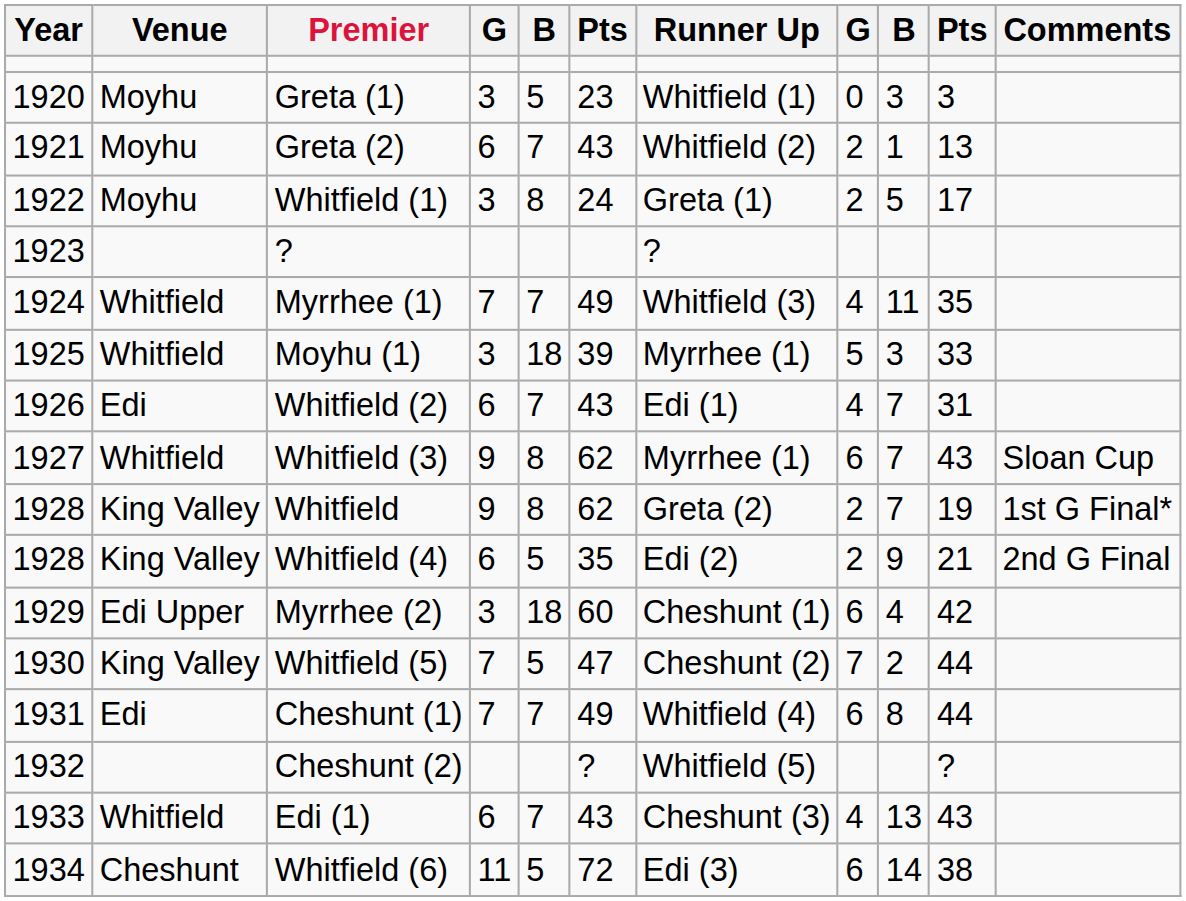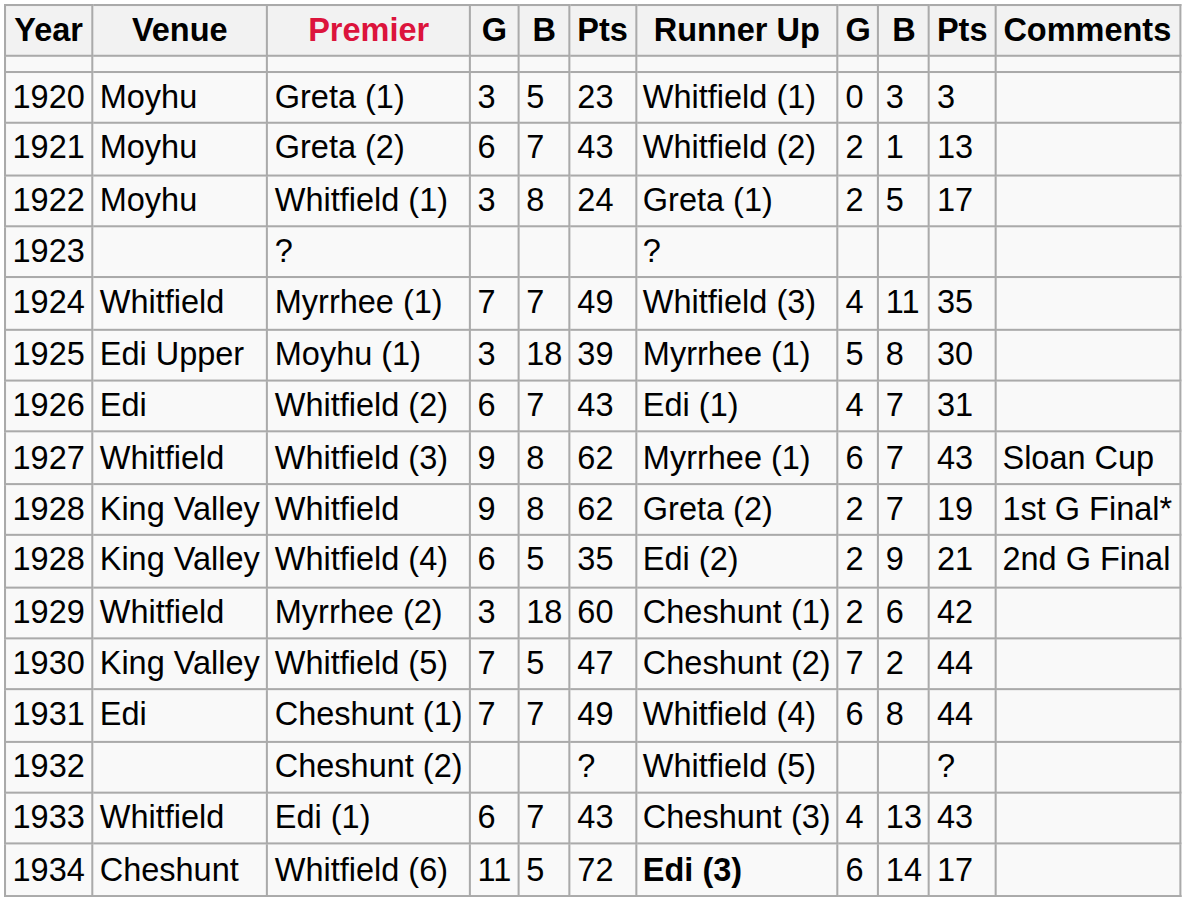(162, 354) Whitfield -> (172, 354) Edi Upper
(895, 354) 3 -> (895, 354) 8
(955, 354) 33 -> (955, 354) 30
(172, 611) Edi Upper -> (162, 611) Whitfield
(855, 611) 6 -> (855, 611) 2
(895, 611) 4 -> (895, 611) 6
(691, 869) normal -> (692, 869) bold
(955, 869) 38 -> (955, 869) 17
